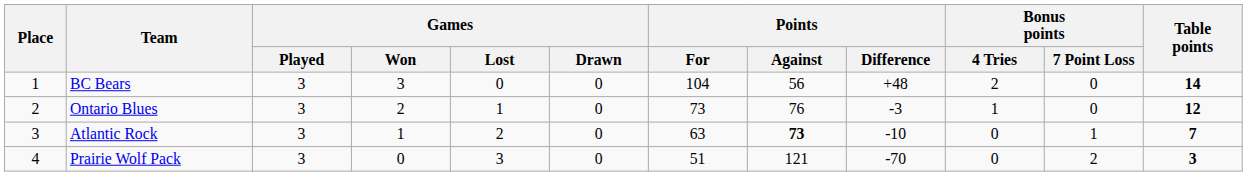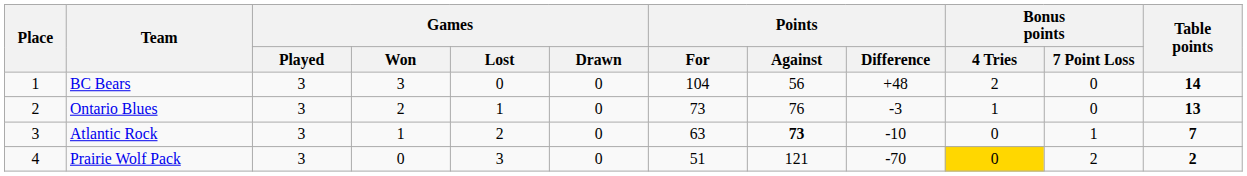(1193, 109) 12 -> (1193, 109) 13
(995, 158) no background -> (995, 158) gold background
(1193, 158) 3 -> (1193, 158) 2
